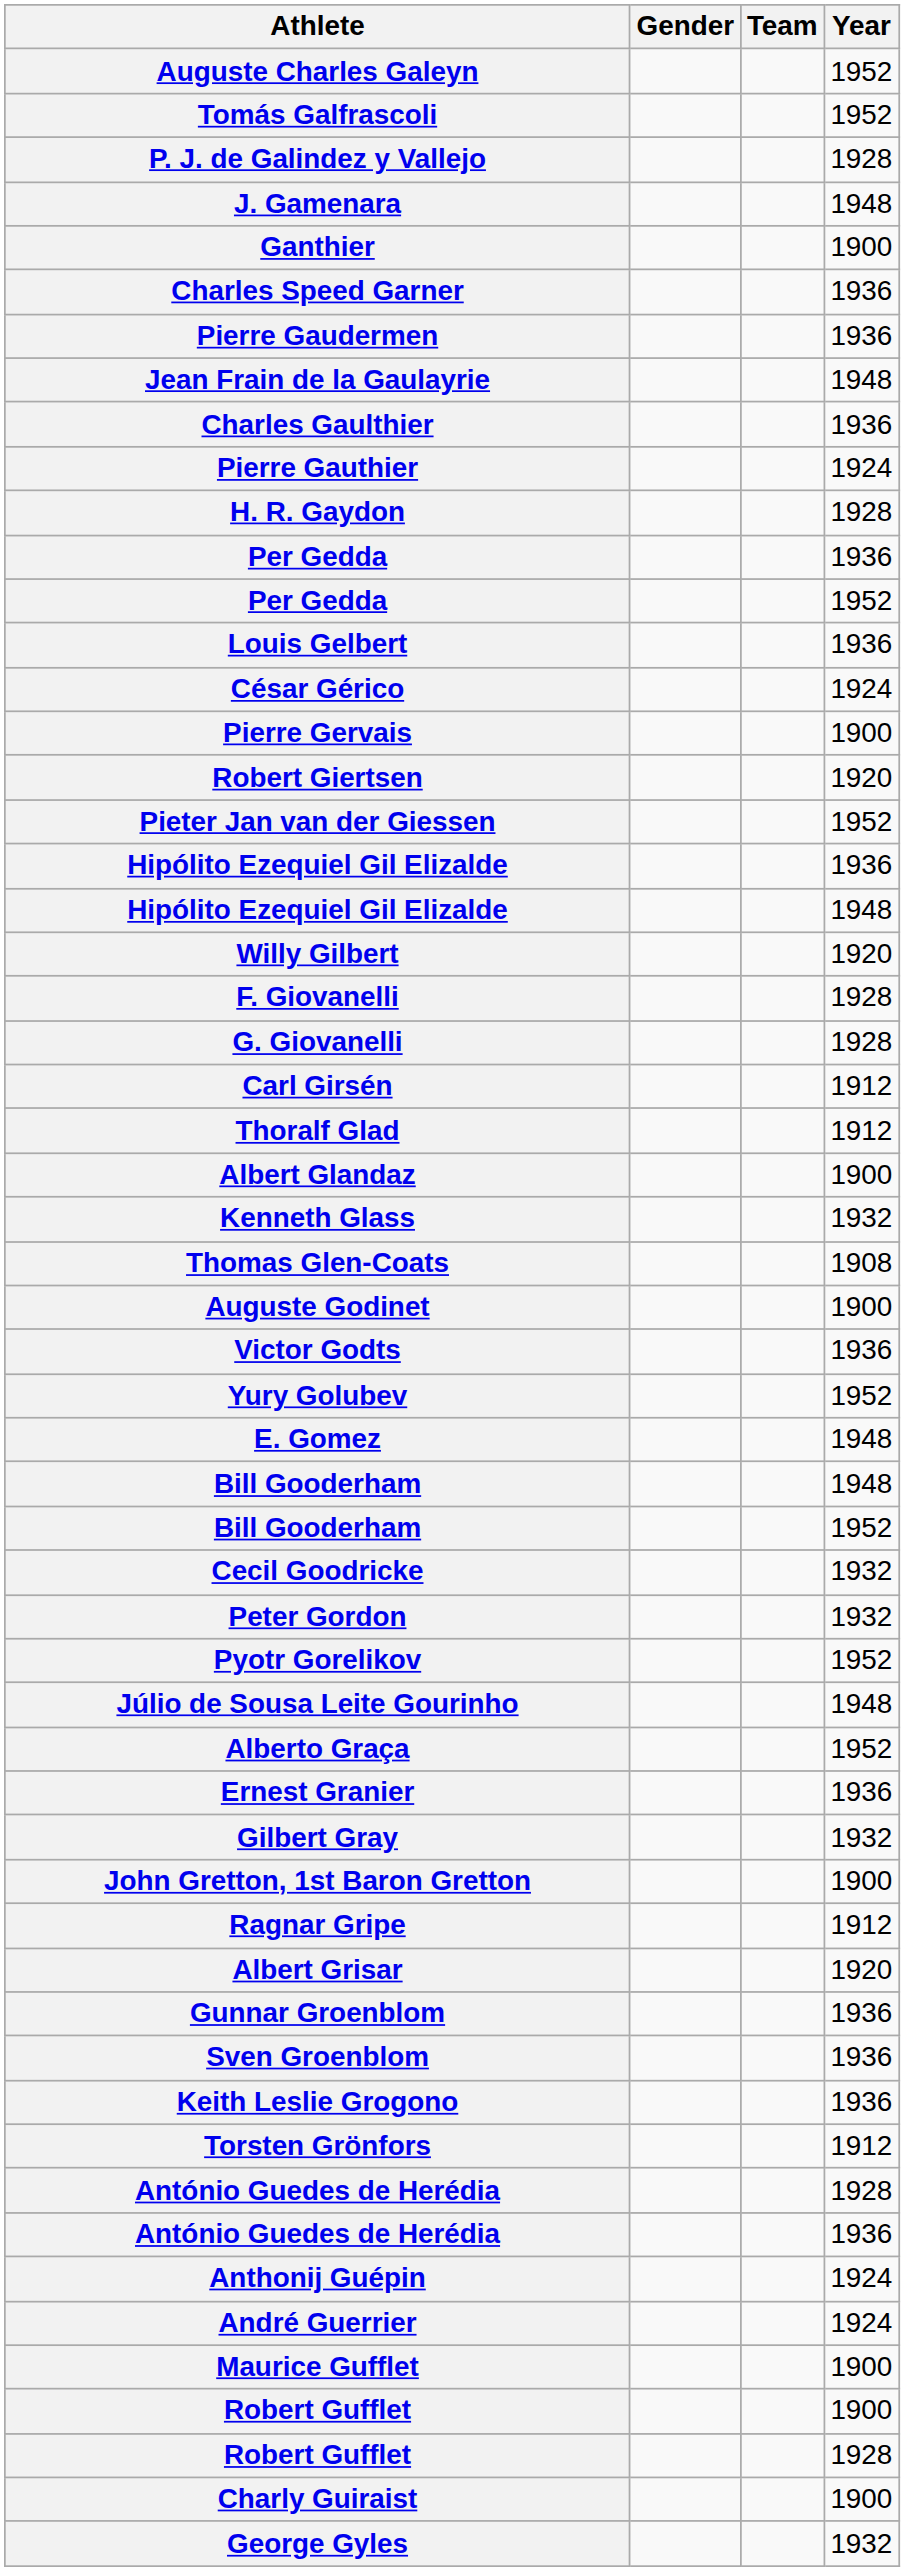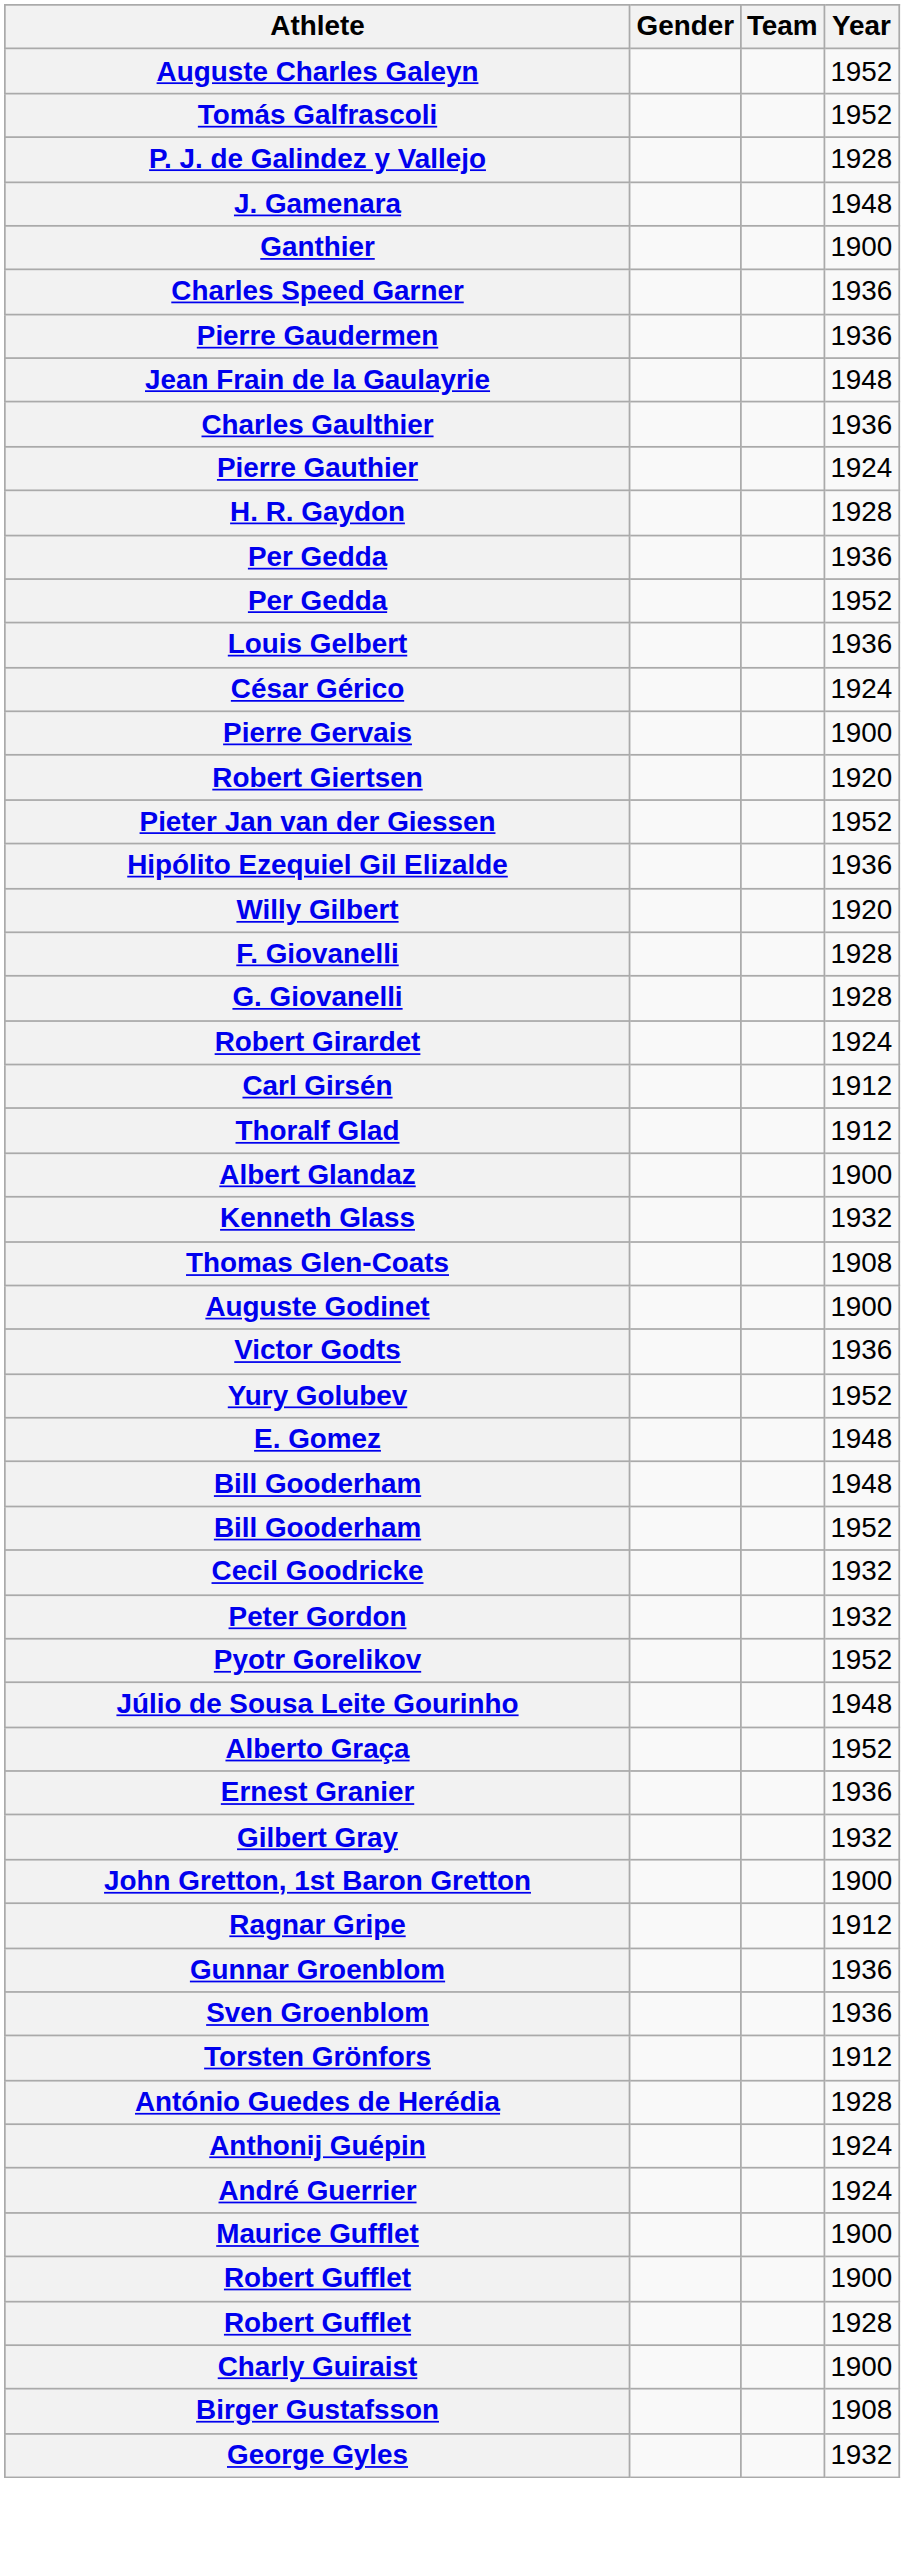- row: (318, 909)
+ row: (318, 1042)
- row: (318, 1969)
- row: (318, 2101)
- row: (318, 2234)
+ row: (318, 2410)
